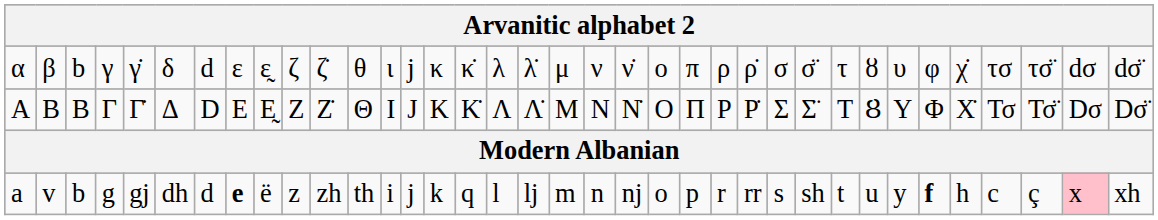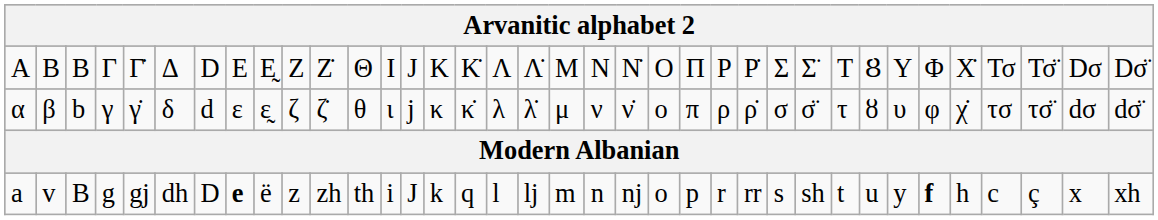rows swapped: (20, 109) <-> (18, 67)
(79, 192) b -> (81, 192) B
(207, 192) d -> (210, 192) D
(411, 192) j -> (413, 192) J
(1075, 192) pink background -> (1075, 192) no background
